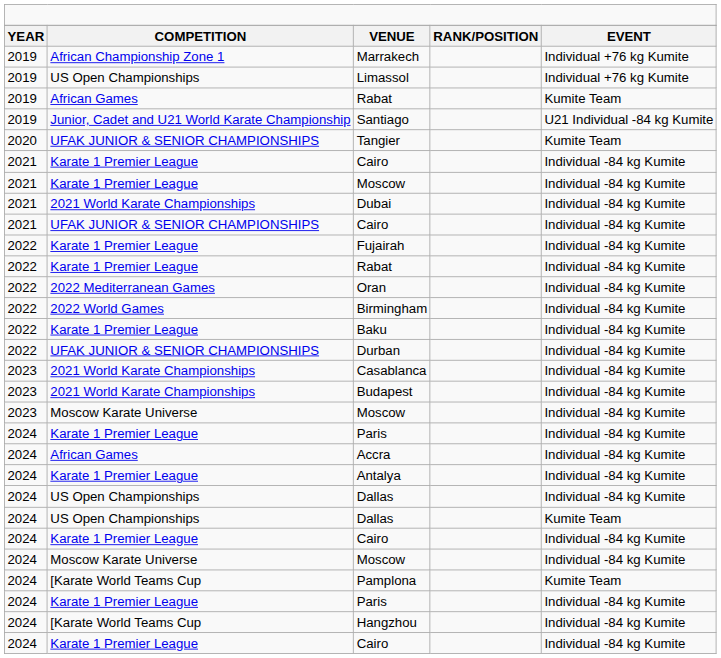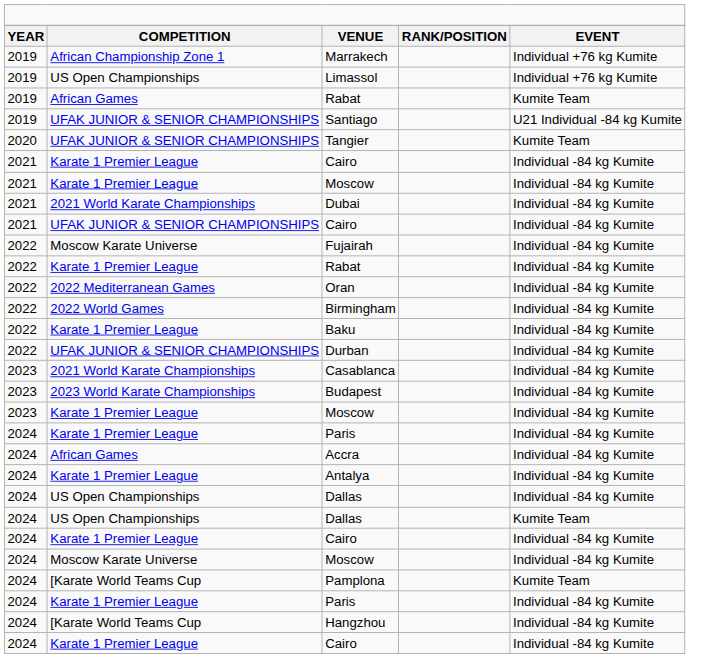(200, 120) Junior, Cadet and U21 World Karate Championship -> (185, 120) UFAK JUNIOR & SENIOR CHAMPIONSHIPS
(124, 245) Karate 1 Premier League -> (124, 245) Moscow Karate Universe
(153, 392) 2021 World Karate Championships -> (153, 392) 2023 World Karate Championships
(124, 413) Moscow Karate Universe -> (124, 413) Karate 1 Premier League
